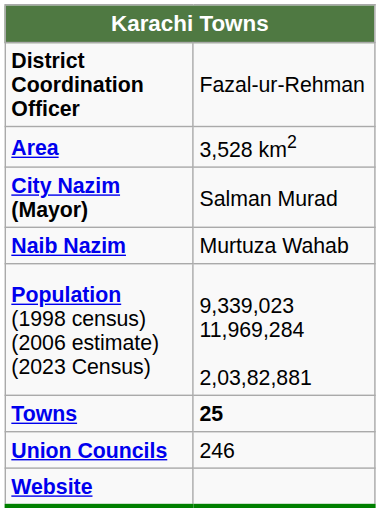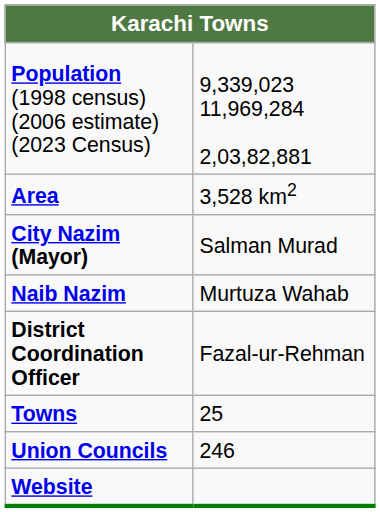rows swapped: (85, 330) <-> (77, 85)
(211, 414) bold -> (211, 414) normal
